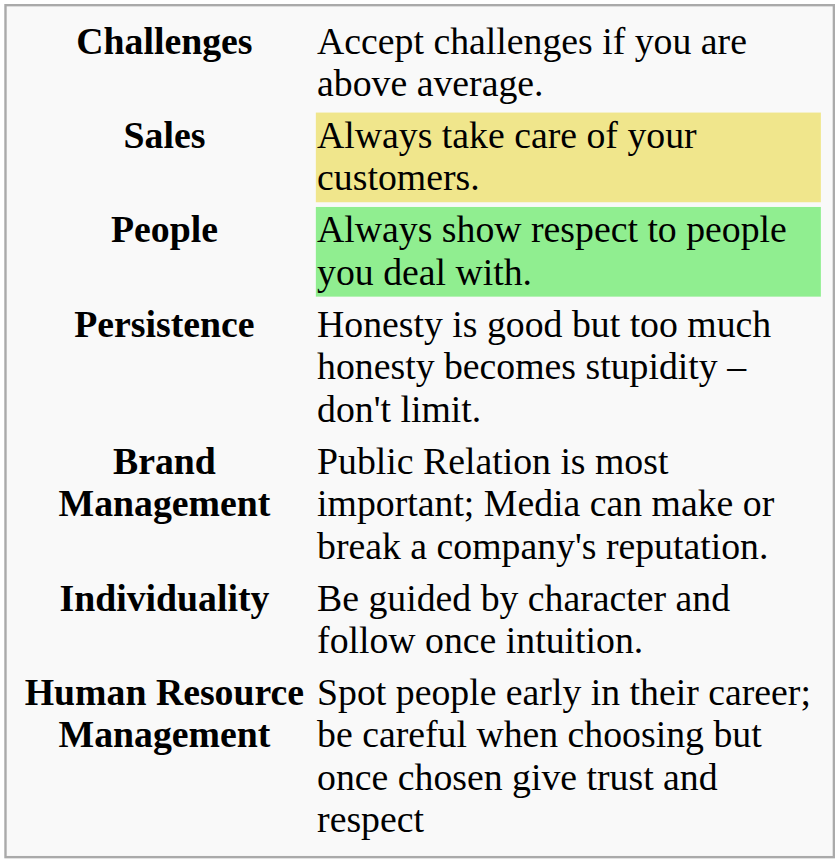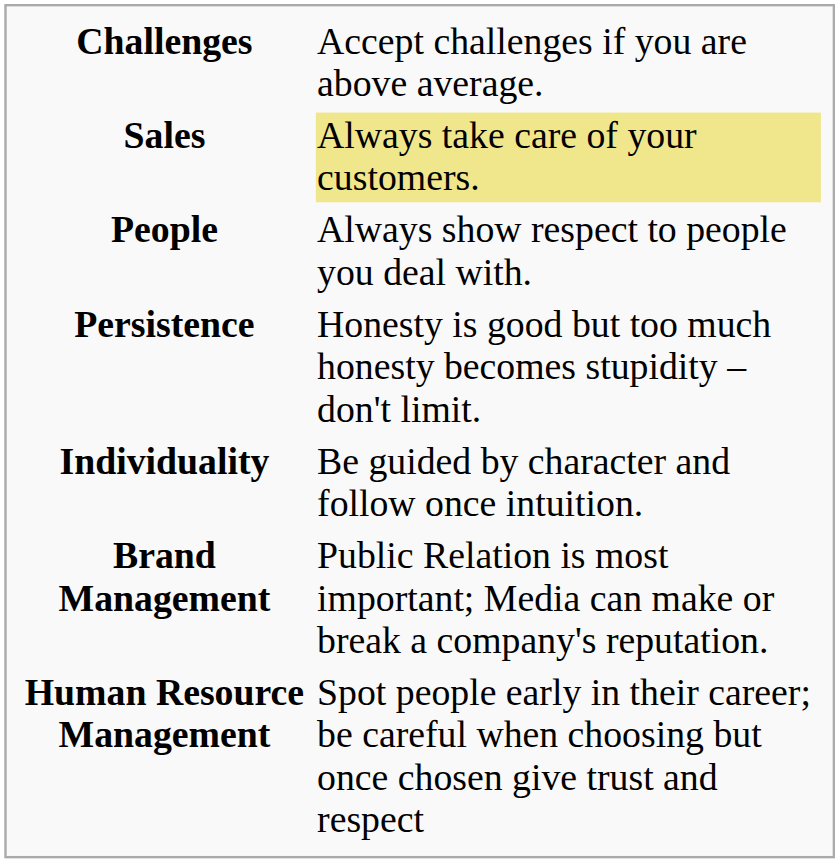(552, 251) lightgreen background -> (552, 251) no background
rows swapped: (164, 598) <-> (164, 482)
